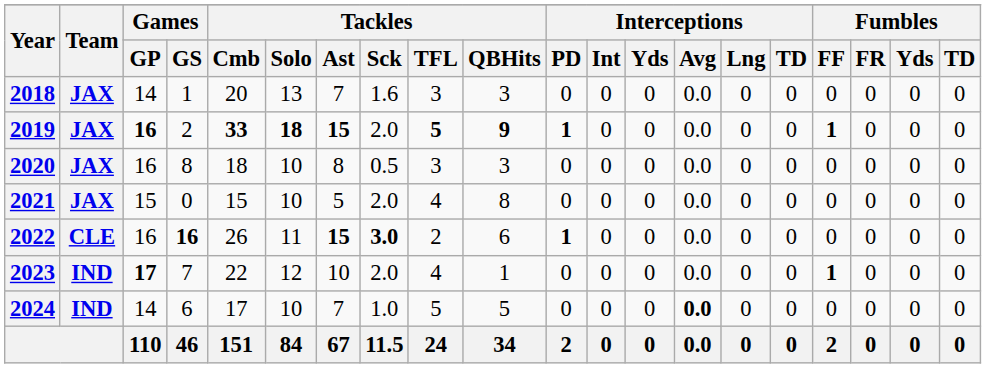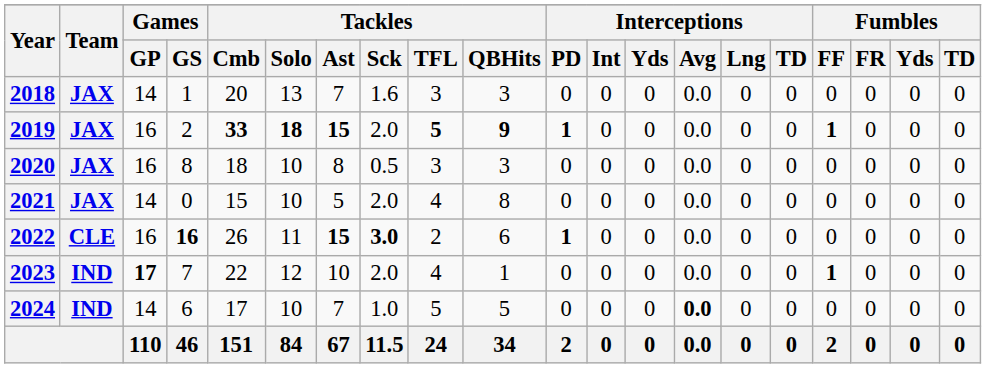(145, 129) bold -> (145, 129) normal
(145, 201) 15 -> (145, 201) 14
